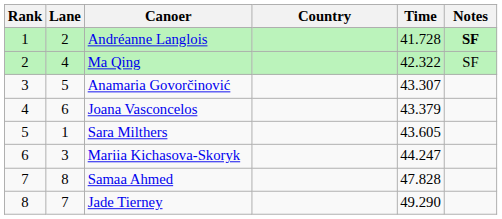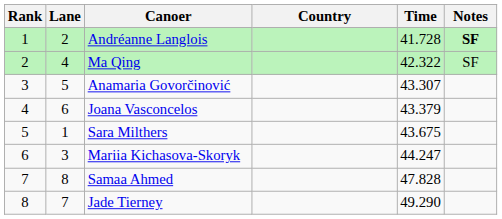(421, 132) 43.605 -> (421, 132) 43.675
